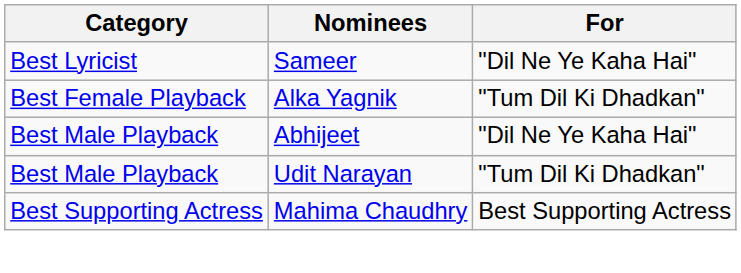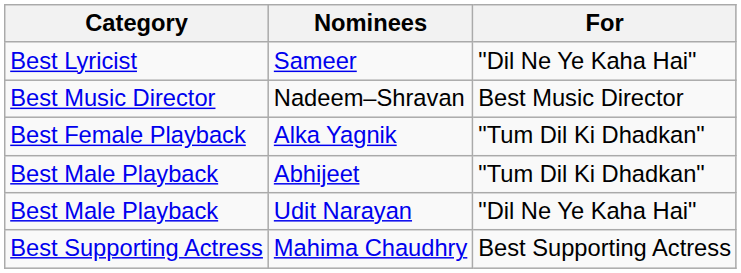+ row: (369, 98)
(587, 135) "Dil Ne Ye Kaha Hai" -> (592, 173) "Tum Dil Ki Dhadkan"
(592, 173) "Tum Dil Ki Dhadkan" -> (587, 211) "Dil Ne Ye Kaha Hai"
